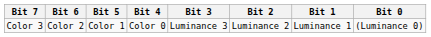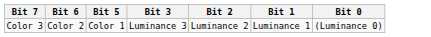- column: (147, 11)
